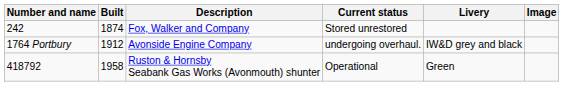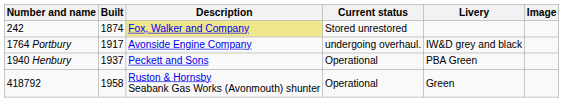(189, 28) no background -> (189, 28) khaki background
(112, 45) 1912 -> (112, 45) 1917
+ row: (39, 61)
